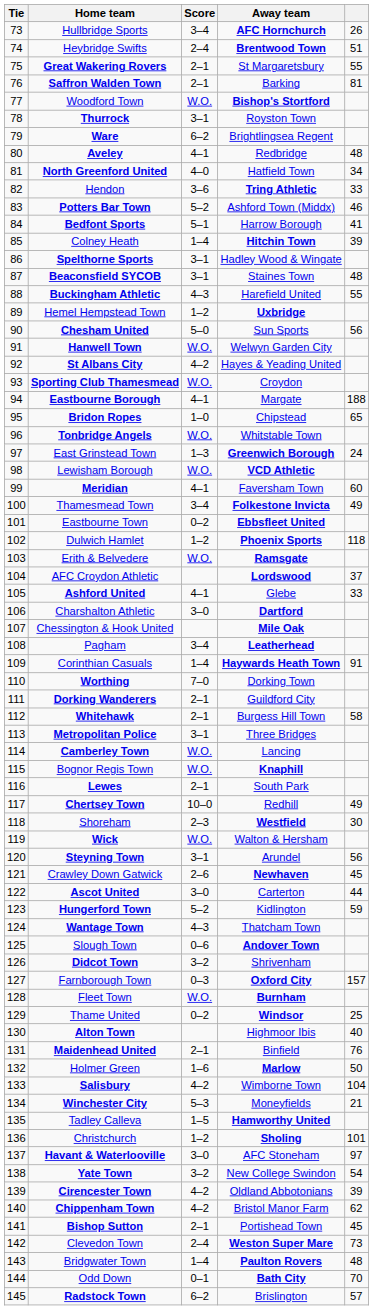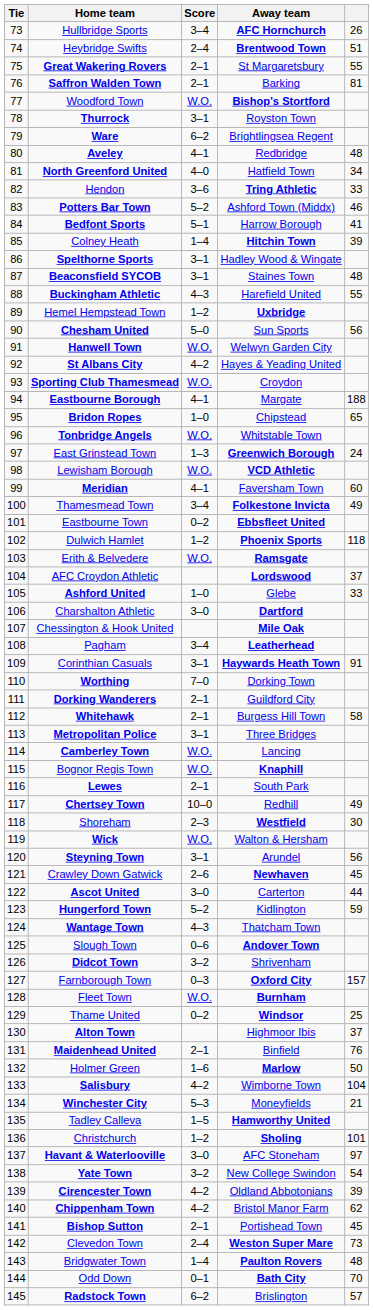(200, 593) 4–1 -> (200, 593) 1–0
(200, 663) 1–4 -> (200, 663) 3–1
(356, 1032) 40 -> (356, 1032) 37
